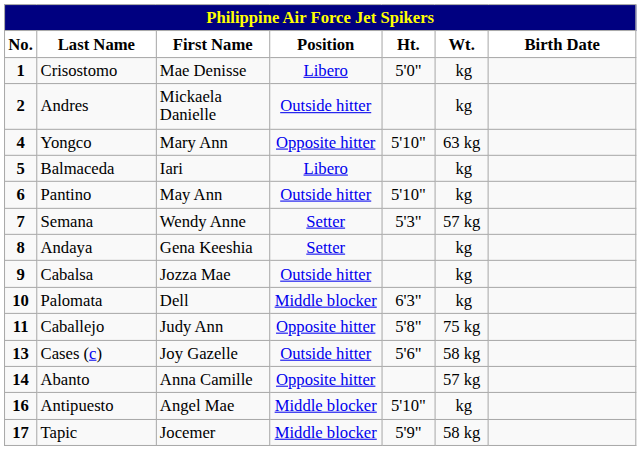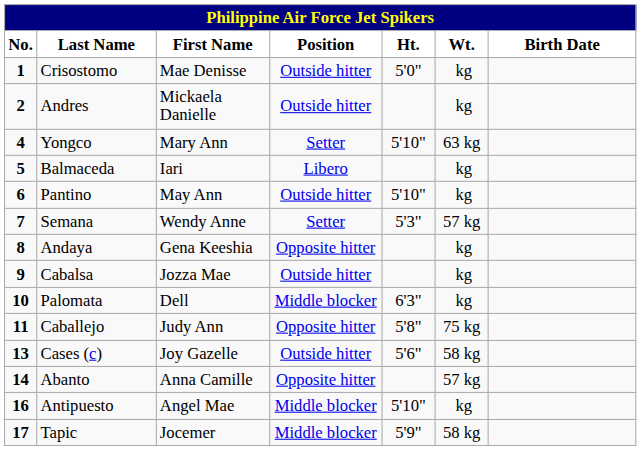(326, 70) Libero -> (326, 70) Outside hitter
(326, 141) Opposite hitter -> (326, 141) Setter
(326, 247) Setter -> (326, 247) Opposite hitter
